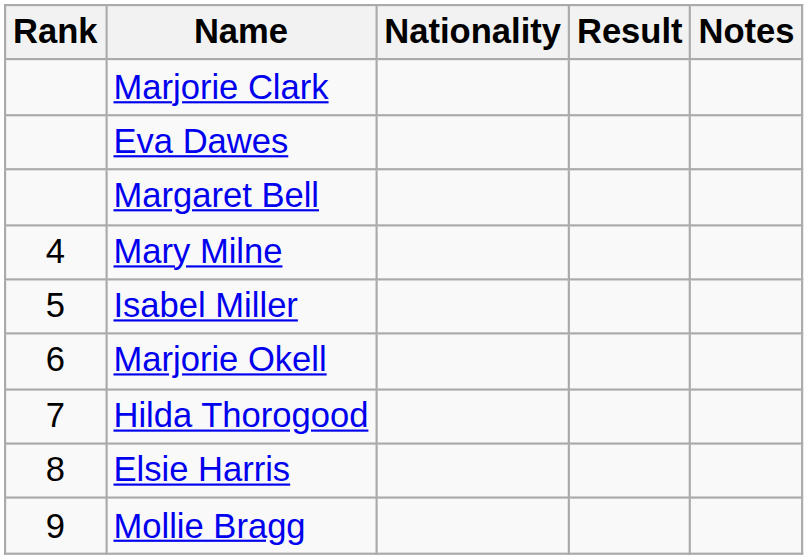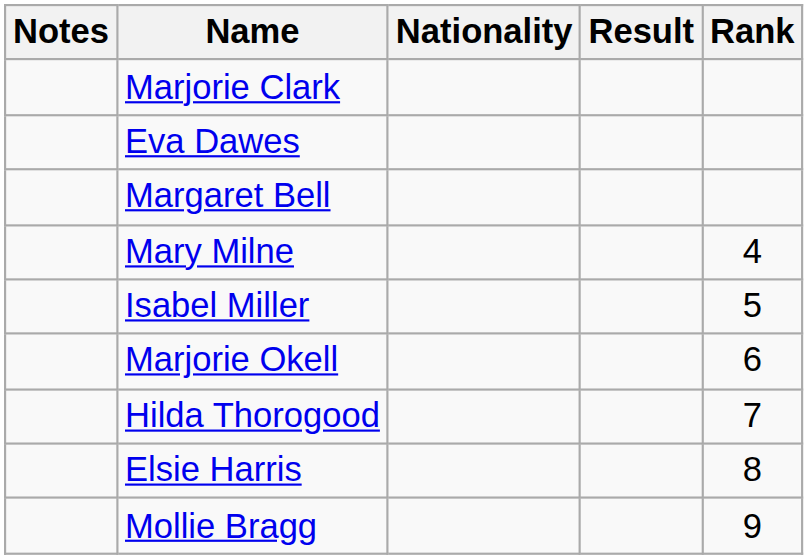columns swapped: (55, 31) <-> (747, 31)
